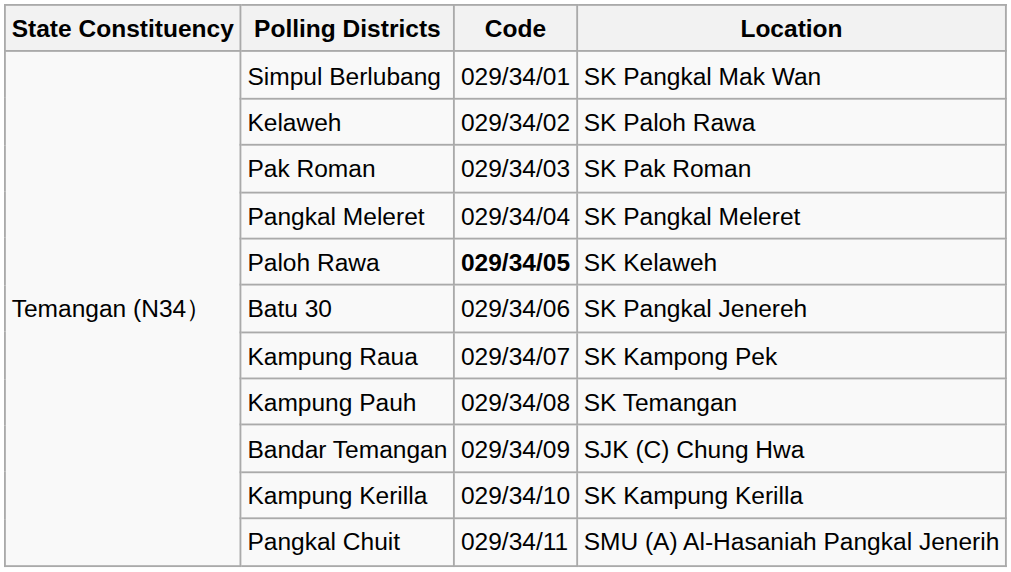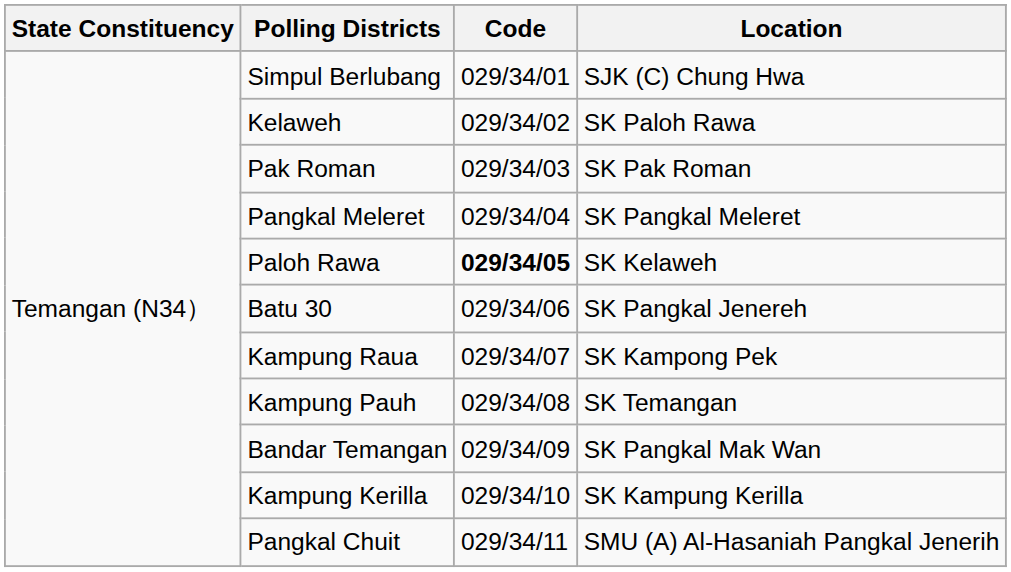(702, 76) SK Pangkal Mak Wan -> (694, 76) SJK (C) Chung Hwa
(694, 449) SJK (C) Chung Hwa -> (702, 449) SK Pangkal Mak Wan
